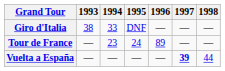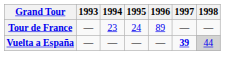- row: (40, 27)
(208, 58) no background -> (208, 43) lightgrey background
